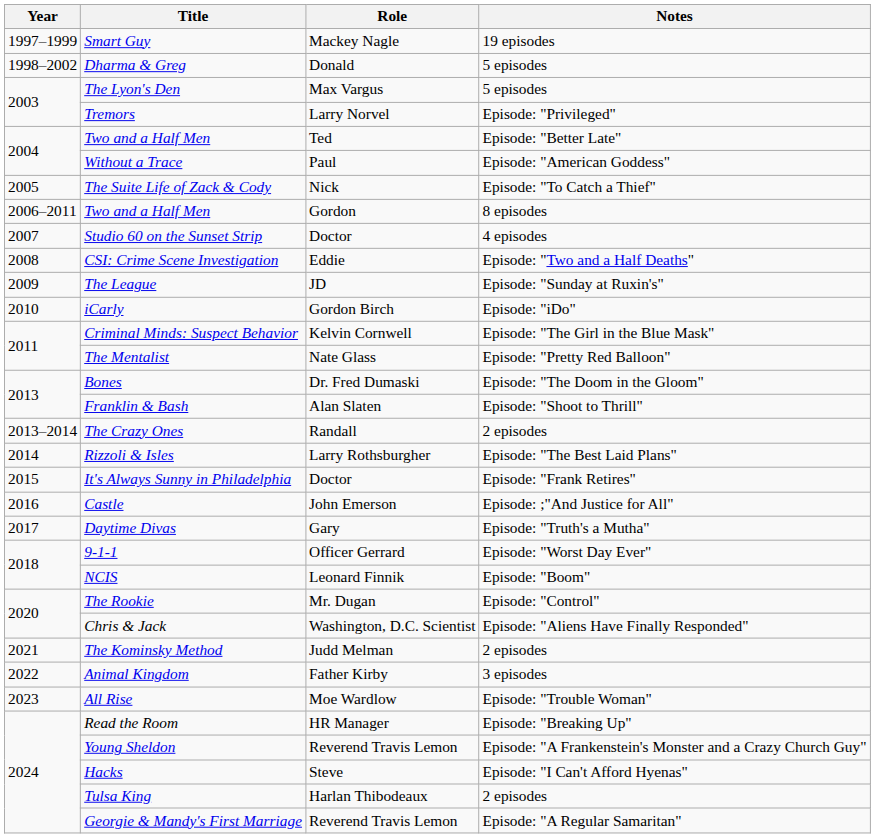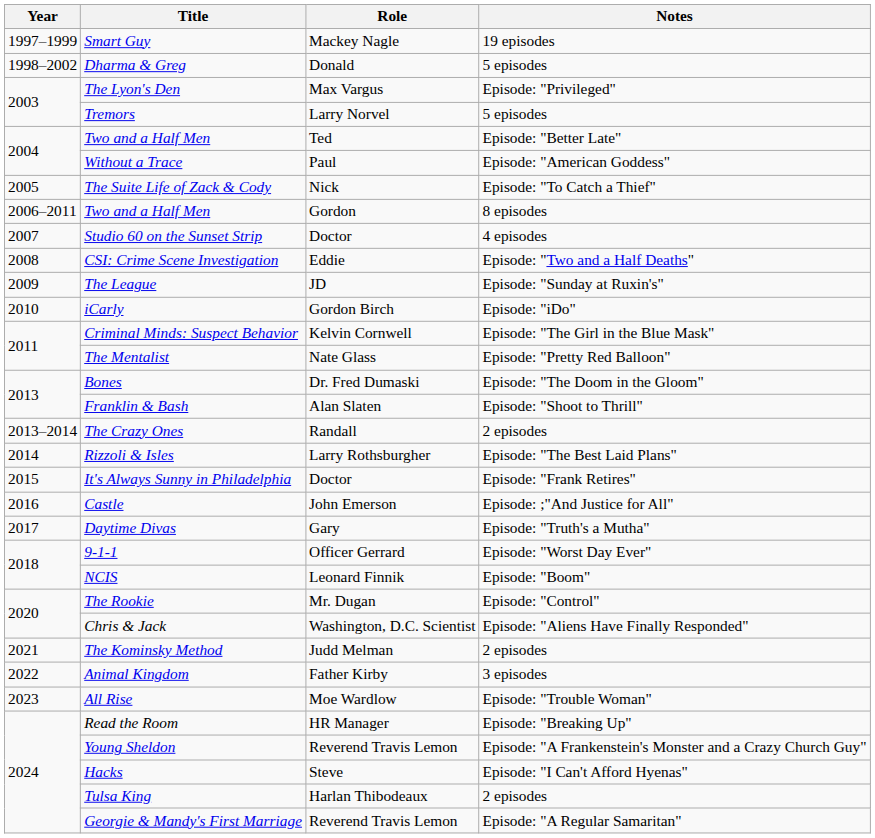(515, 89) 5 episodes -> (549, 89) Episode: "Privileged"
(549, 114) Episode: "Privileged" -> (515, 114) 5 episodes
